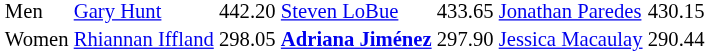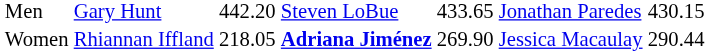(247, 39) 298.05 -> (247, 39) 218.05
(465, 39) 297.90 -> (465, 39) 269.90
